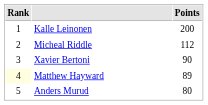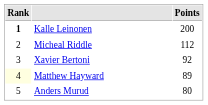(18, 29) normal -> (18, 29) bold
(187, 60) 90 -> (187, 60) 92
